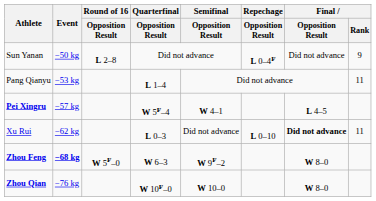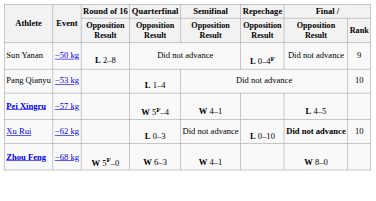(360, 80) 11 -> (359, 80) 10
(360, 131) 11 -> (359, 131) 10
(67, 156) bold -> (67, 156) normal
(211, 161) W 9F–2 -> (211, 161) W 4–1
- row: (26, 183)
